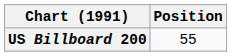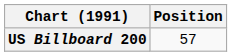(188, 40) 55 -> (188, 40) 57
